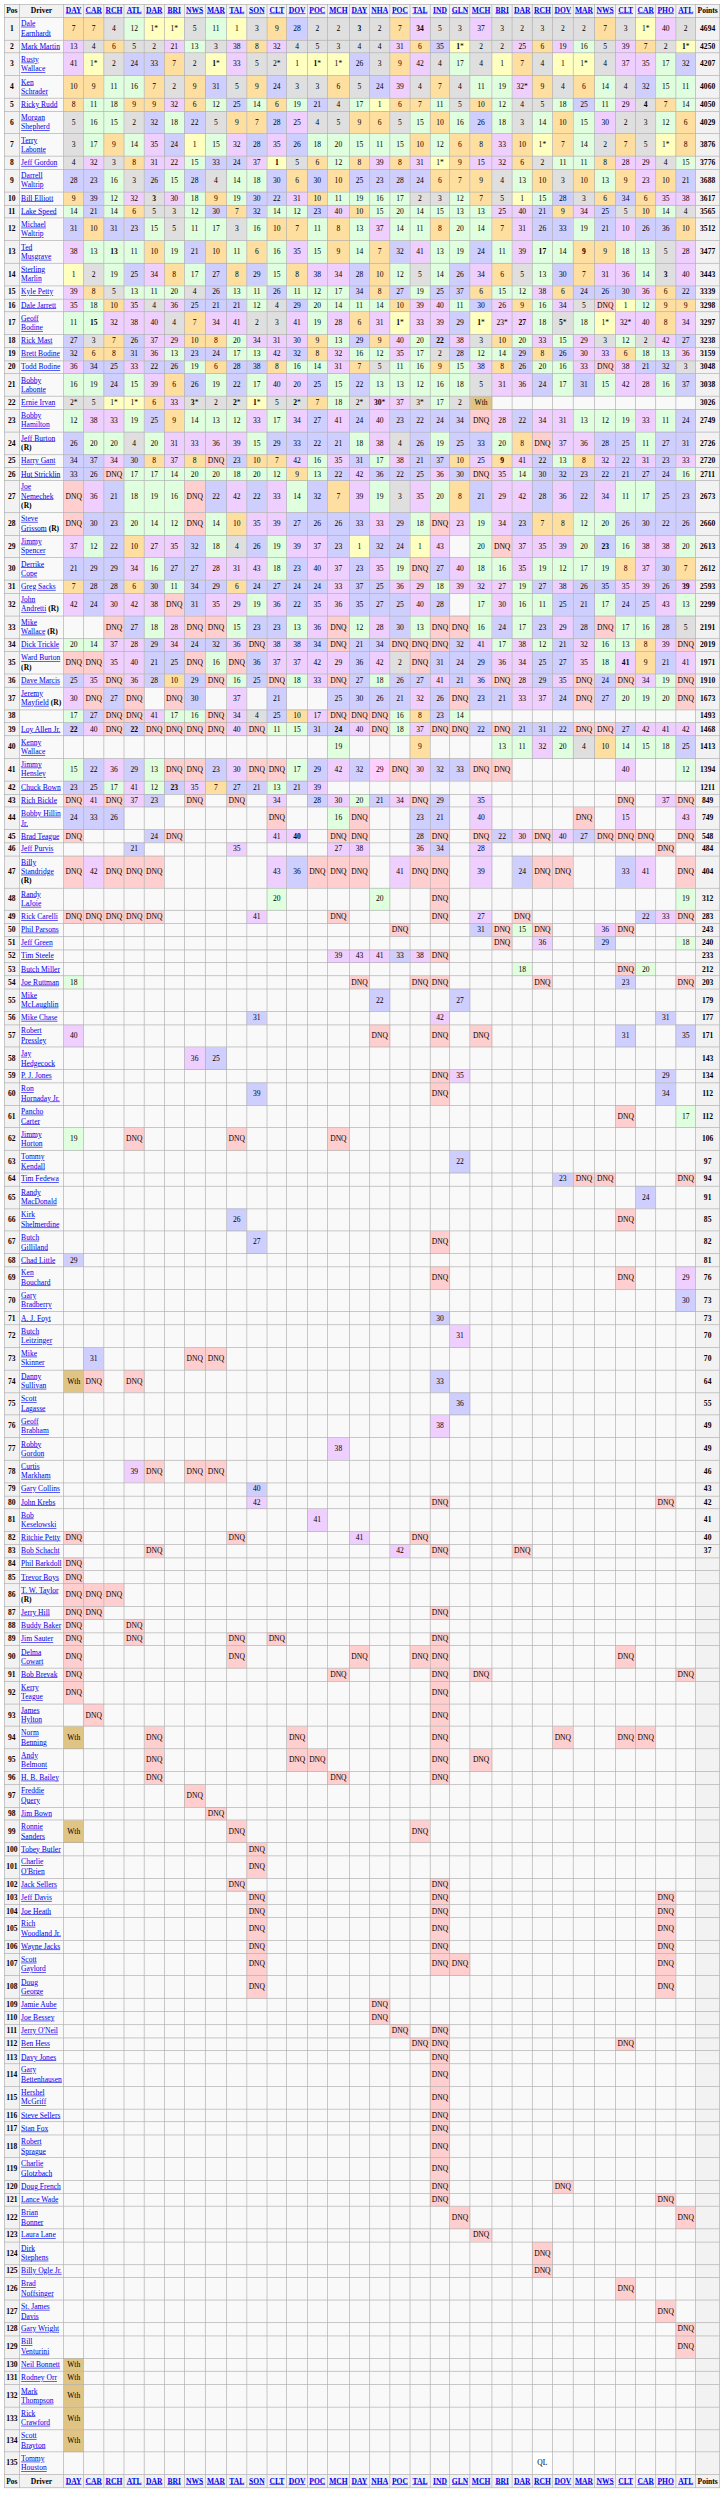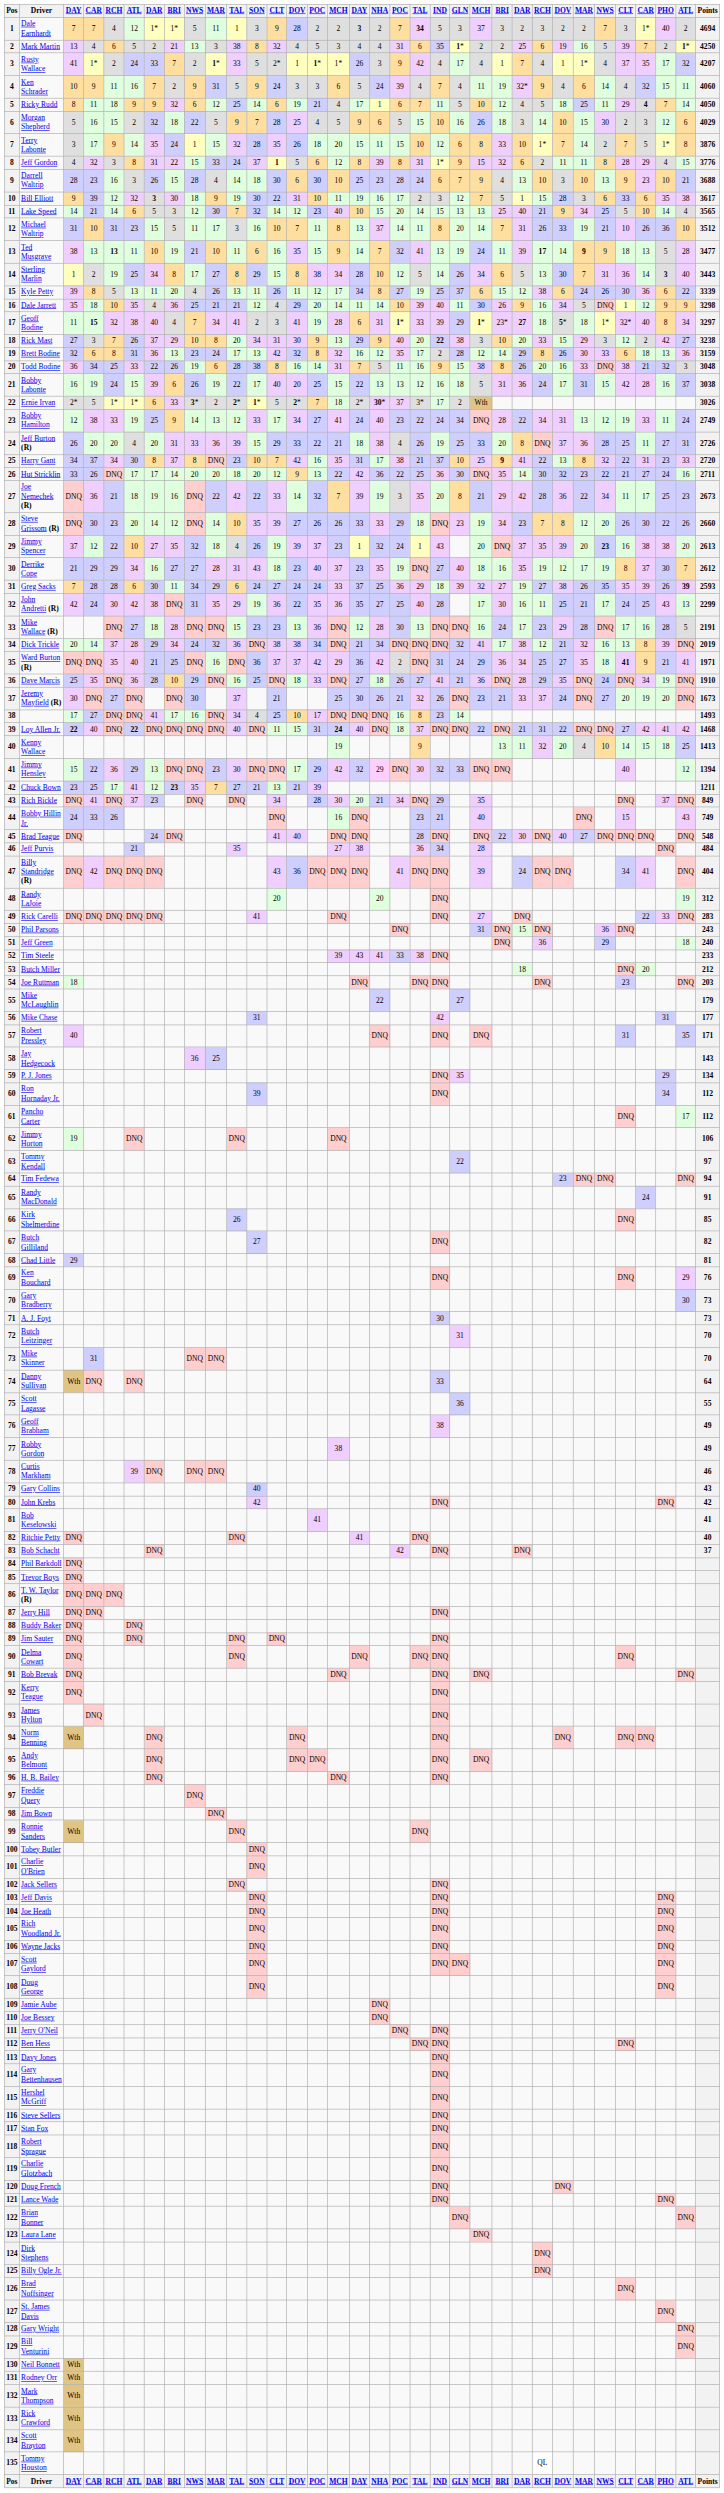(626, 198) 34 -> (626, 198) 33
(297, 836) bold -> (297, 836) normal
(626, 872) 33 -> (626, 872) 34
